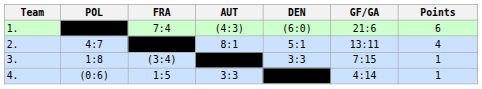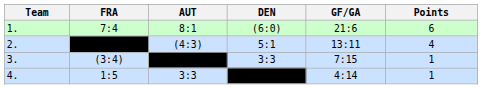- column: (94, 12)
(229, 28) (4:3) -> (188, 28) 8:1
(229, 44) 8:1 -> (188, 44) (4:3)
